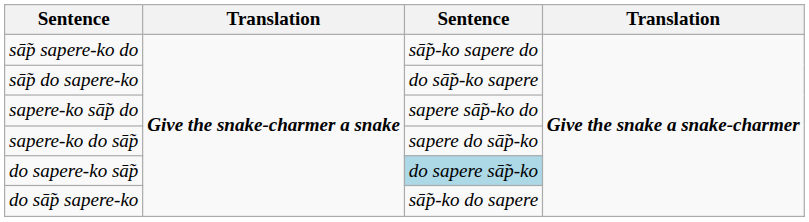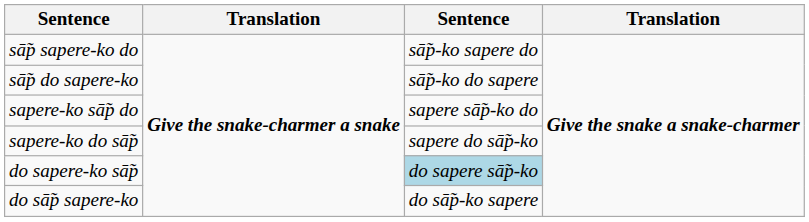(473, 79) do sā̃p-ko sapere -> (473, 79) sā̃p-ko do sapere
(473, 200) sā̃p-ko do sapere -> (473, 200) do sā̃p-ko sapere
